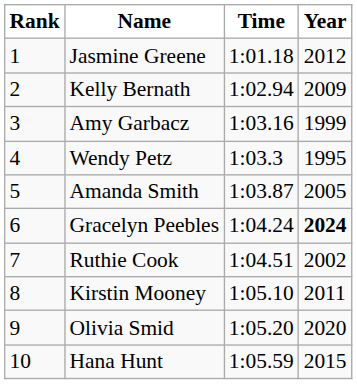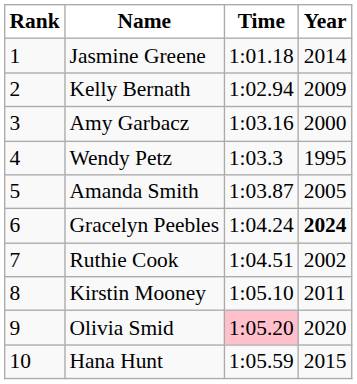(325, 55) 2012 -> (325, 55) 2014
(325, 123) 1999 -> (325, 123) 2000
(261, 327) no background -> (261, 327) pink background
